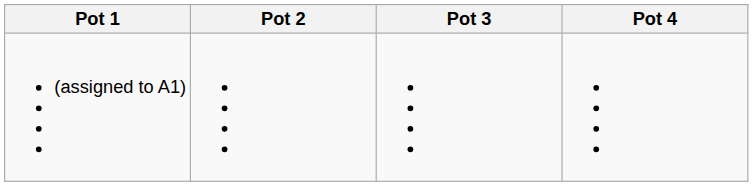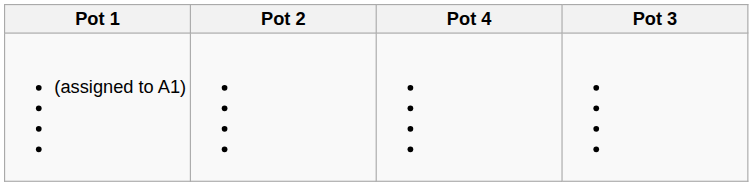columns swapped: (469, 18) <-> (655, 18)
